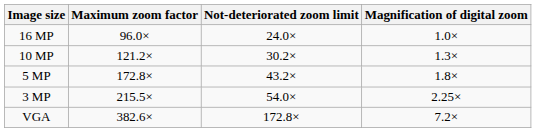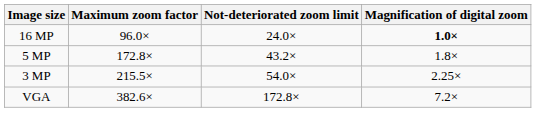(446, 35) normal -> (446, 35) bold
- row: (36, 55)
